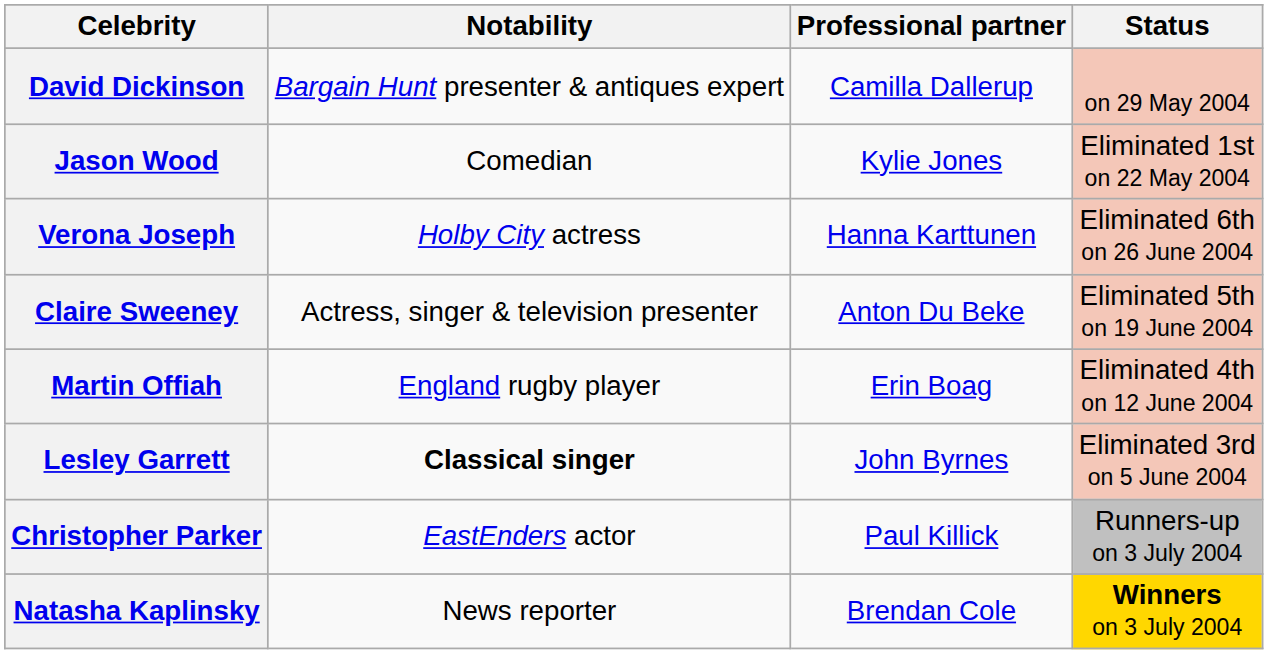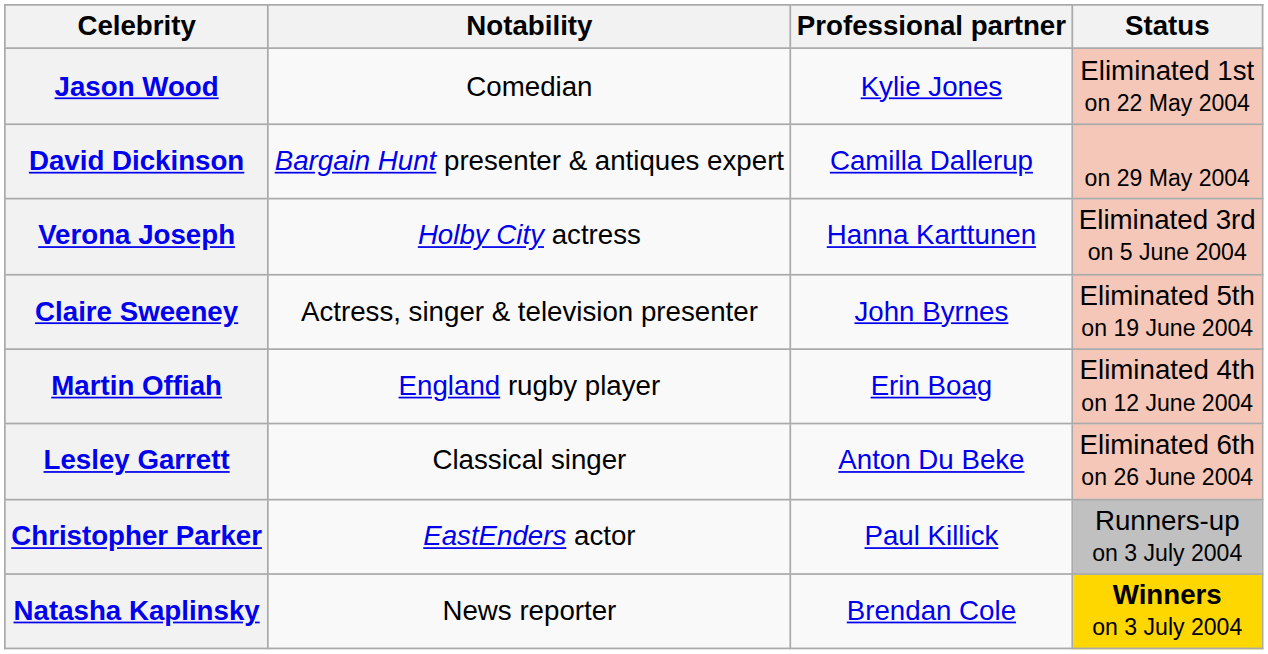rows swapped: (137, 160) <-> (137, 85)
(1167, 235) Eliminated 6th on 26 June 2004 -> (1167, 235) Eliminated 3rd on 5 June 2004
(931, 311) Anton Du Beke -> (931, 311) John Byrnes
(529, 461) bold -> (529, 461) normal
(931, 461) John Byrnes -> (931, 461) Anton Du Beke
(1167, 461) Eliminated 3rd on 5 June 2004 -> (1167, 461) Eliminated 6th on 26 June 2004
